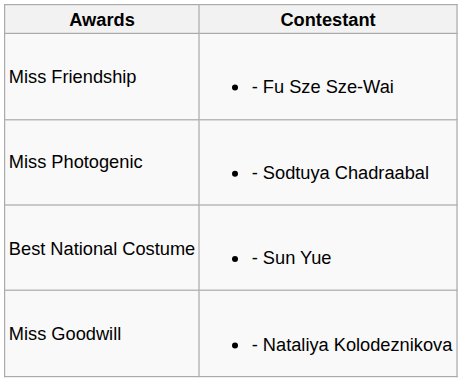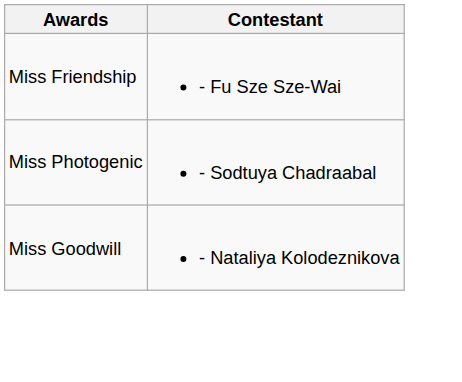- row: (102, 248)
